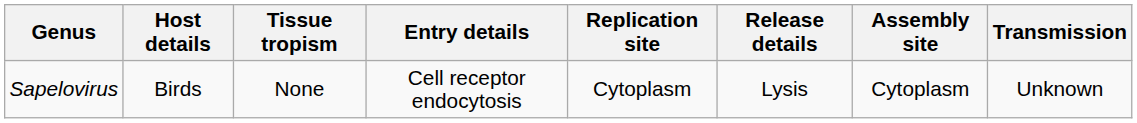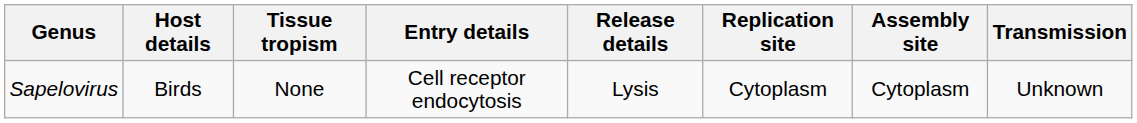columns swapped: (785, 32) <-> (642, 32)
